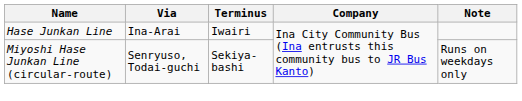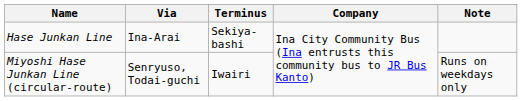(231, 31) Iwairi -> (234, 37) Sekiya-bashi
(234, 62) Sekiya-bashi -> (231, 74) Iwairi
